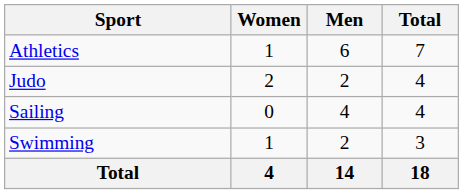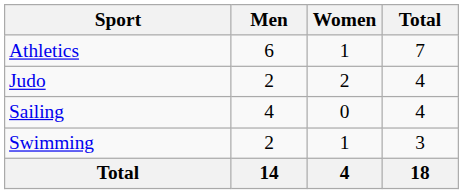columns swapped: (345, 19) <-> (269, 19)
